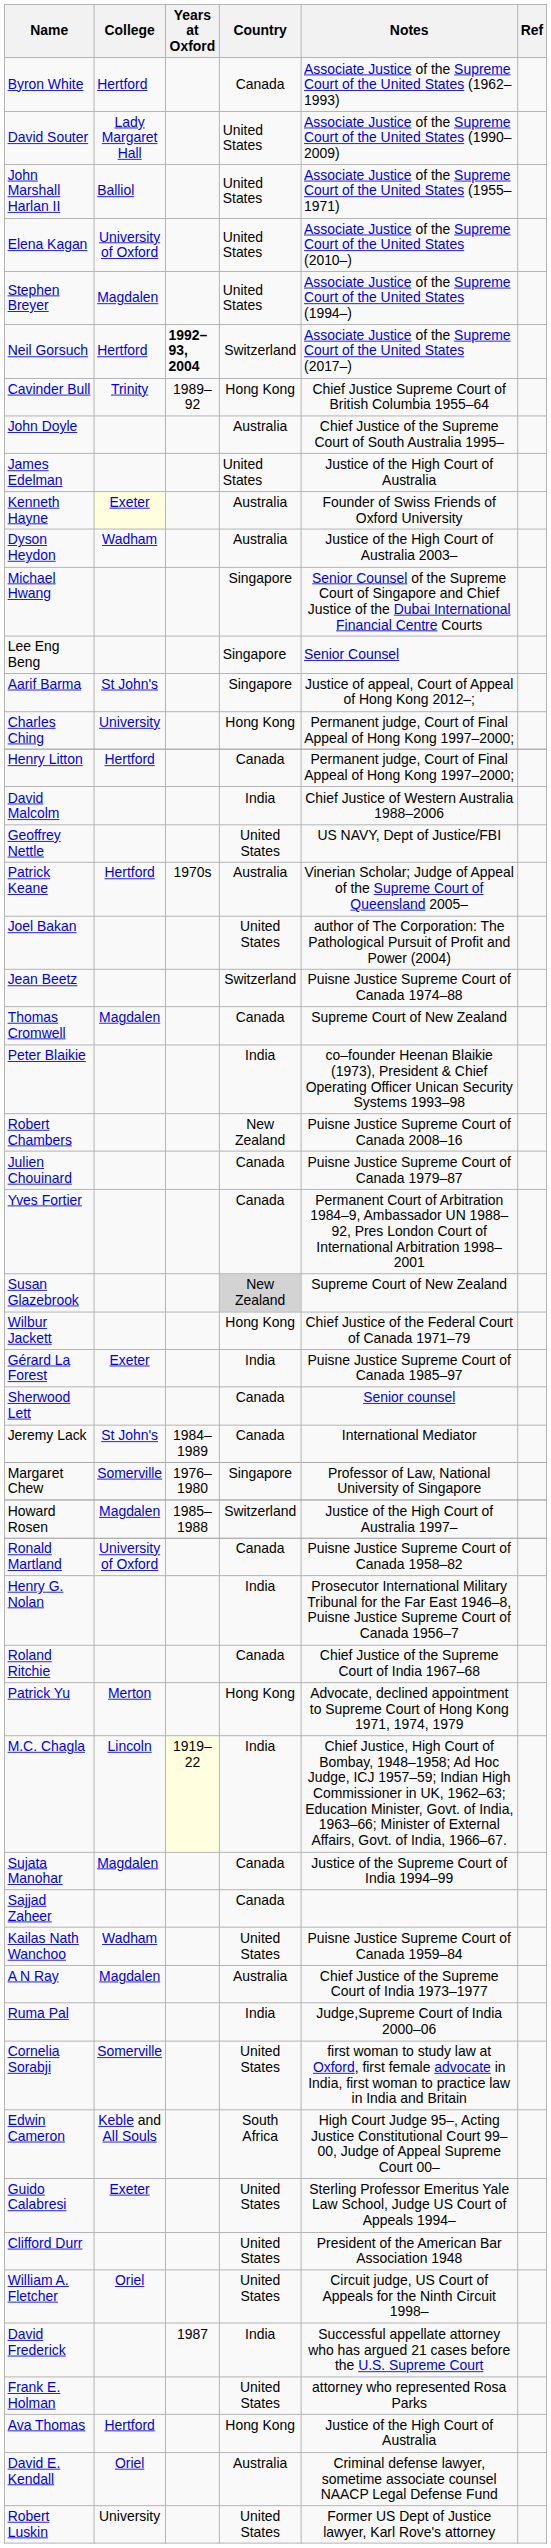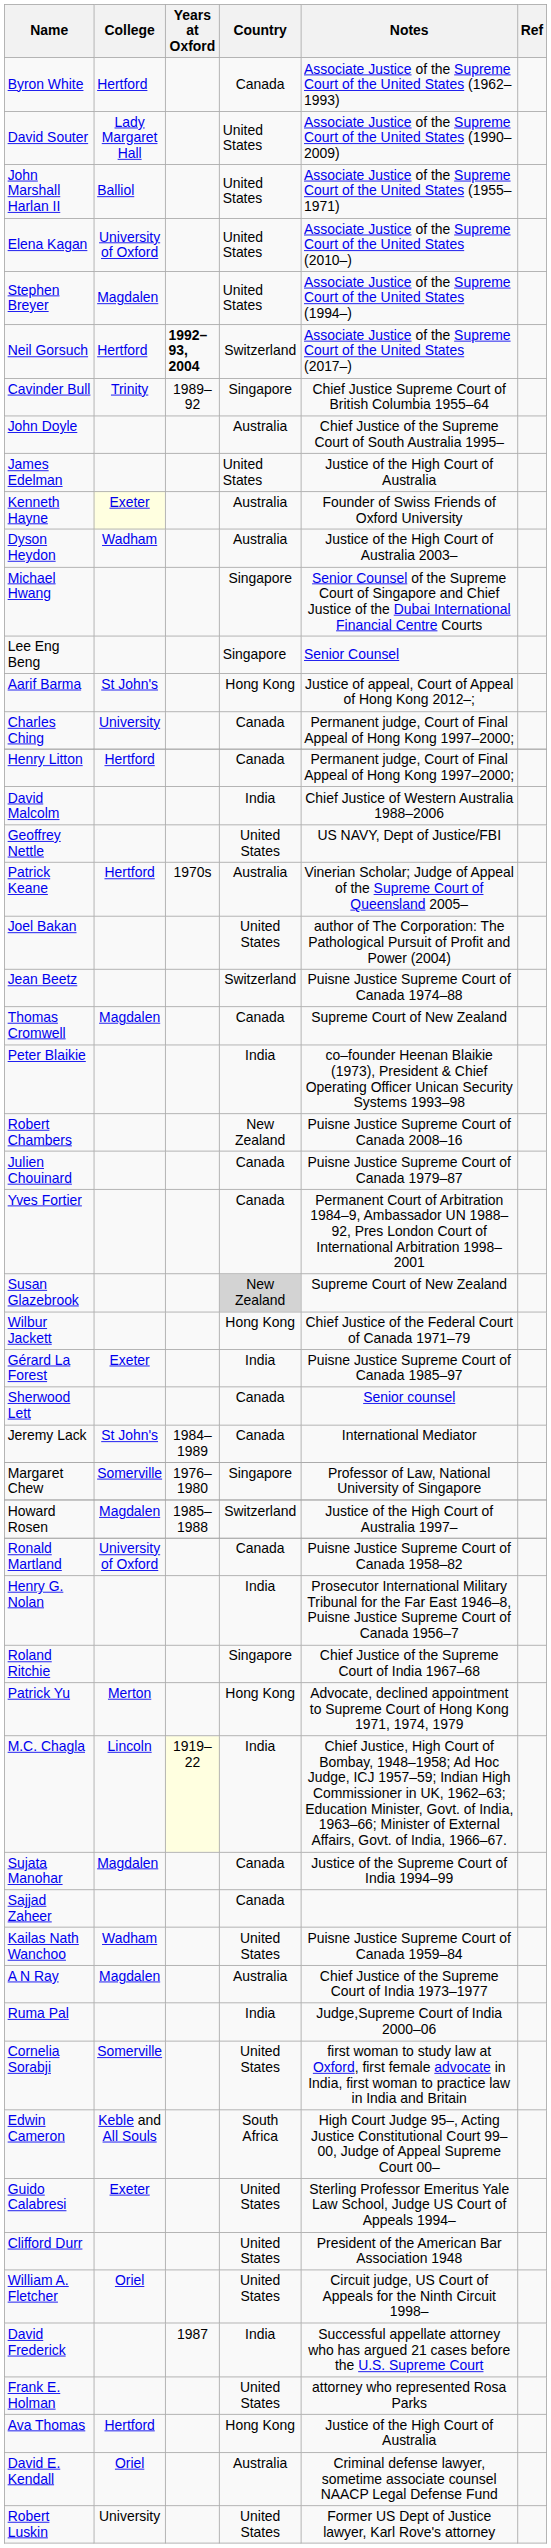(260, 389) Hong Kong -> (260, 389) Singapore
(260, 684) Singapore -> (260, 684) Hong Kong
(260, 722) Hong Kong -> (260, 722) Canada
(260, 1655) Canada -> (260, 1655) Singapore
